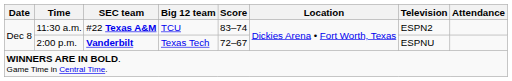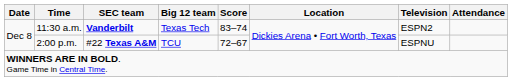(121, 28) #22 Texas A&M -> (110, 28) Vanderbilt
(171, 28) TCU -> (185, 28) Texas Tech
(110, 43) Vanderbilt -> (121, 43) #22 Texas A&M
(185, 43) Texas Tech -> (171, 43) TCU
